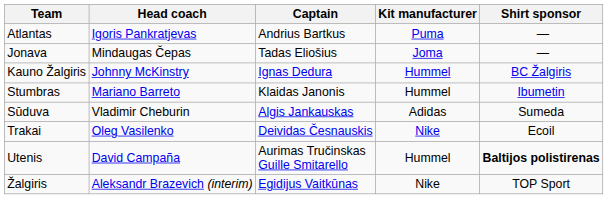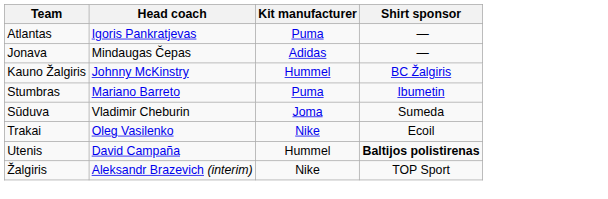- column: (315, 14)
(428, 53) Joma -> (308, 53) Adidas
(428, 92) Hummel -> (308, 92) Puma
(428, 111) Adidas -> (308, 111) Joma
